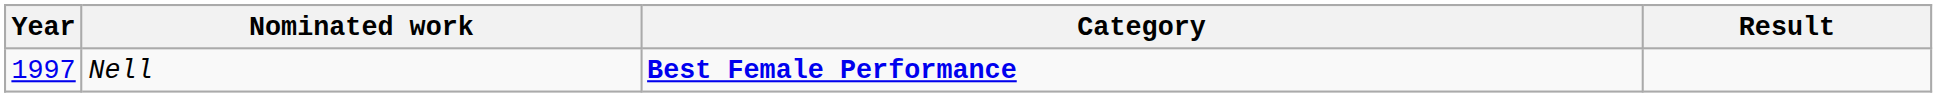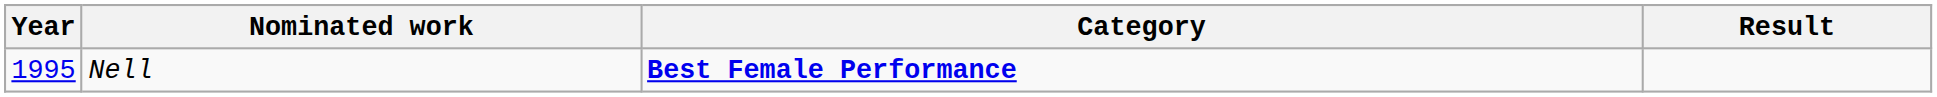(44, 70) 1997 -> (44, 70) 1995
